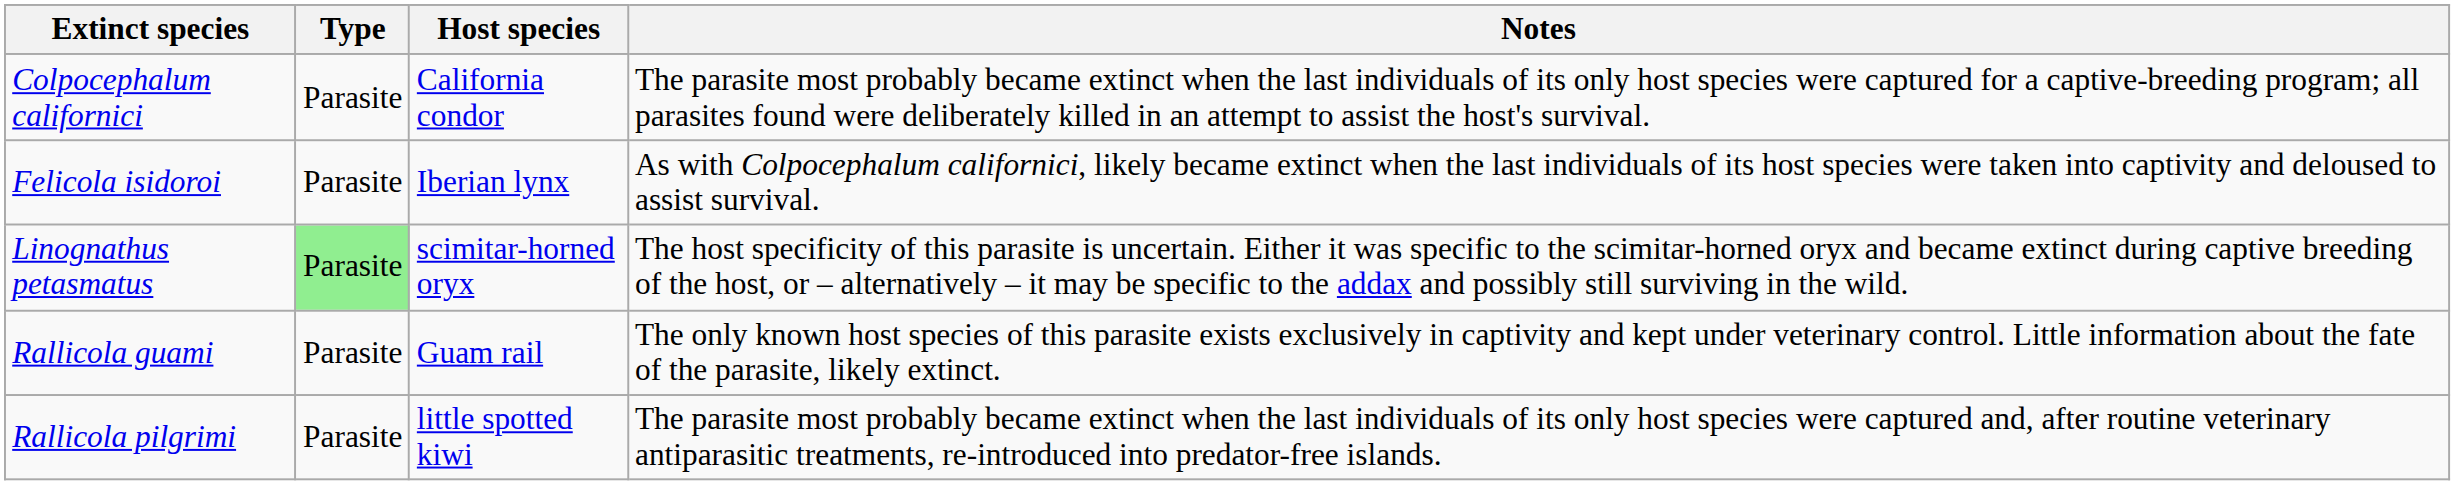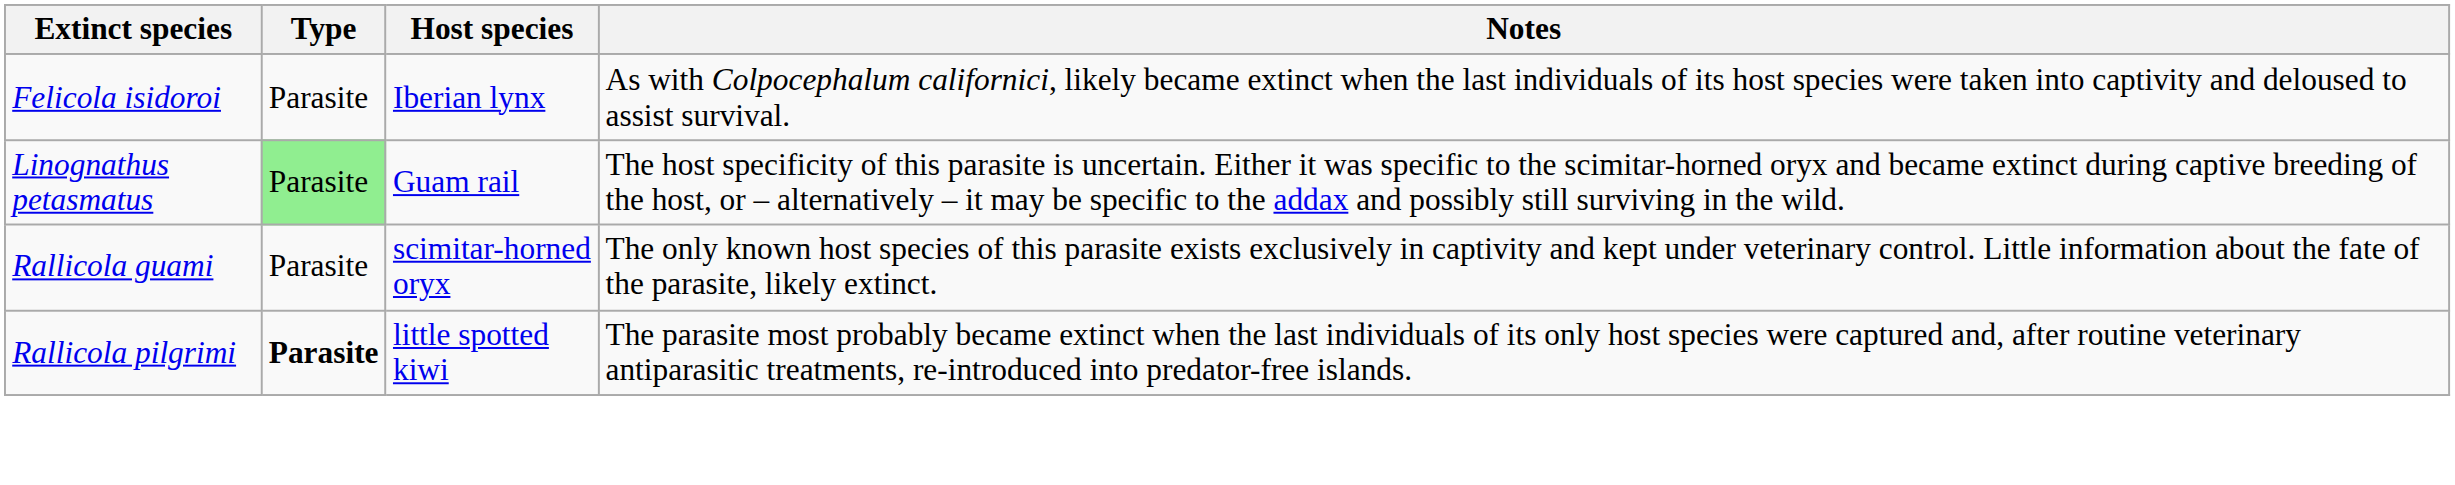- row: (112, 96)
(516, 266) scimitar-horned oryx -> (456, 181) Guam rail
(480, 351) Guam rail -> (492, 266) scimitar-horned oryx
(353, 436) normal -> (324, 351) bold
